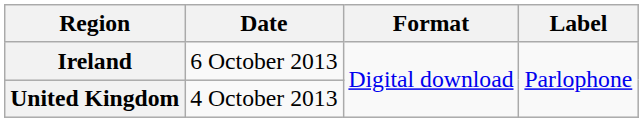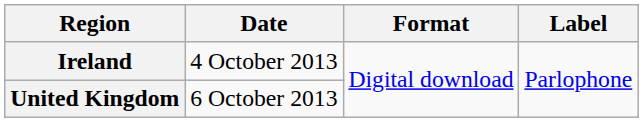(264, 60) 6 October 2013 -> (264, 60) 4 October 2013
(264, 98) 4 October 2013 -> (264, 98) 6 October 2013
